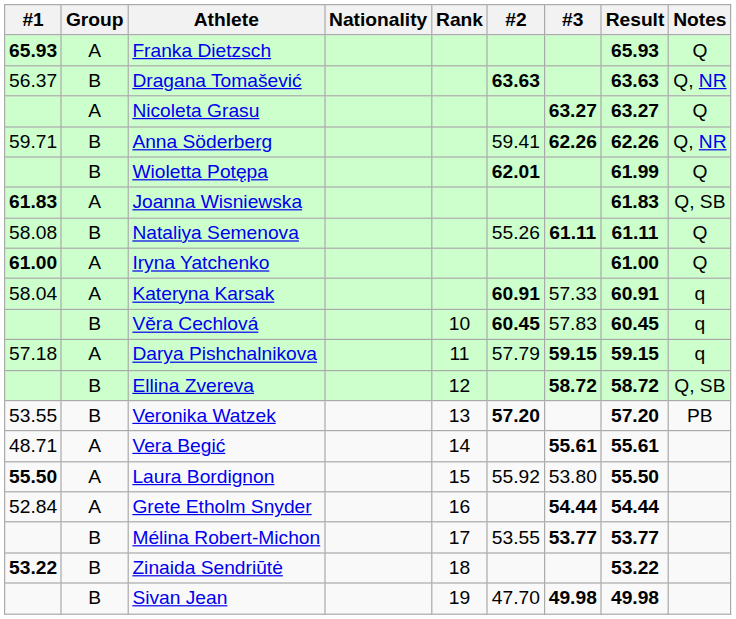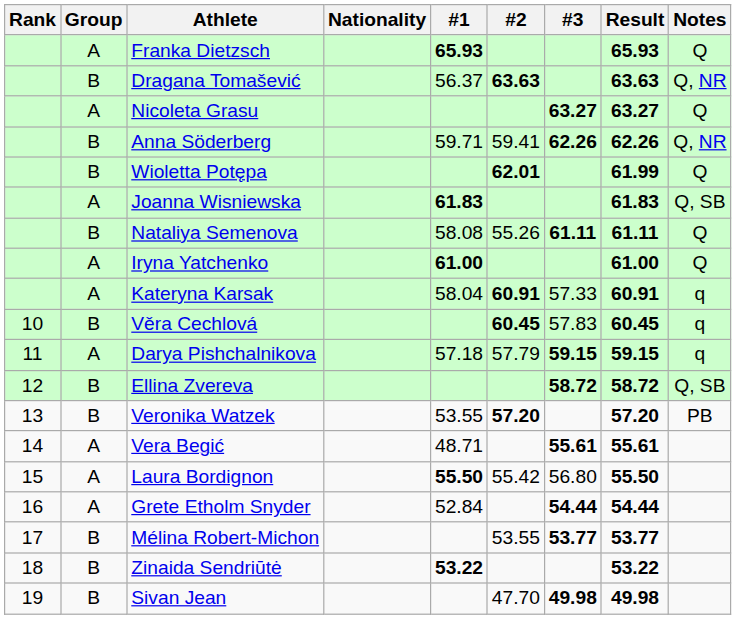columns swapped: (460, 19) <-> (33, 19)
(516, 476) 55.92 -> (516, 476) 55.42
(573, 476) 53.80 -> (573, 476) 56.80
